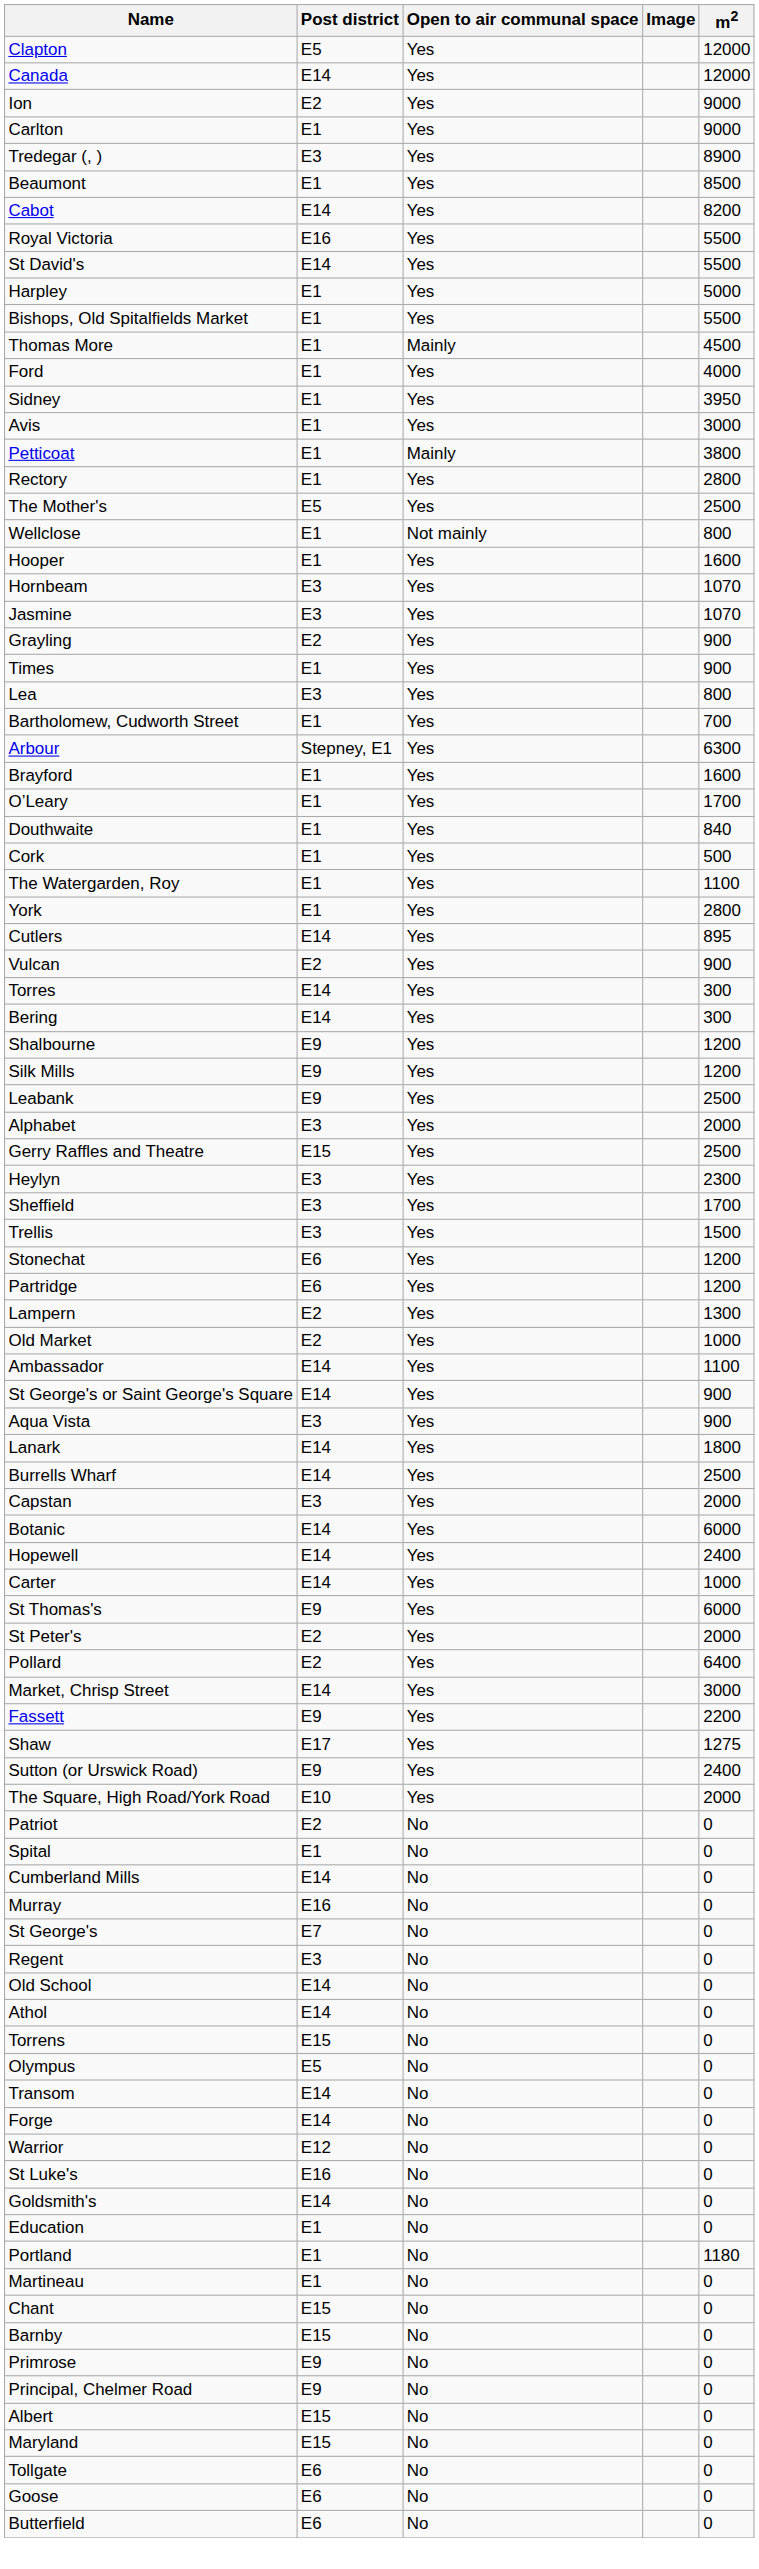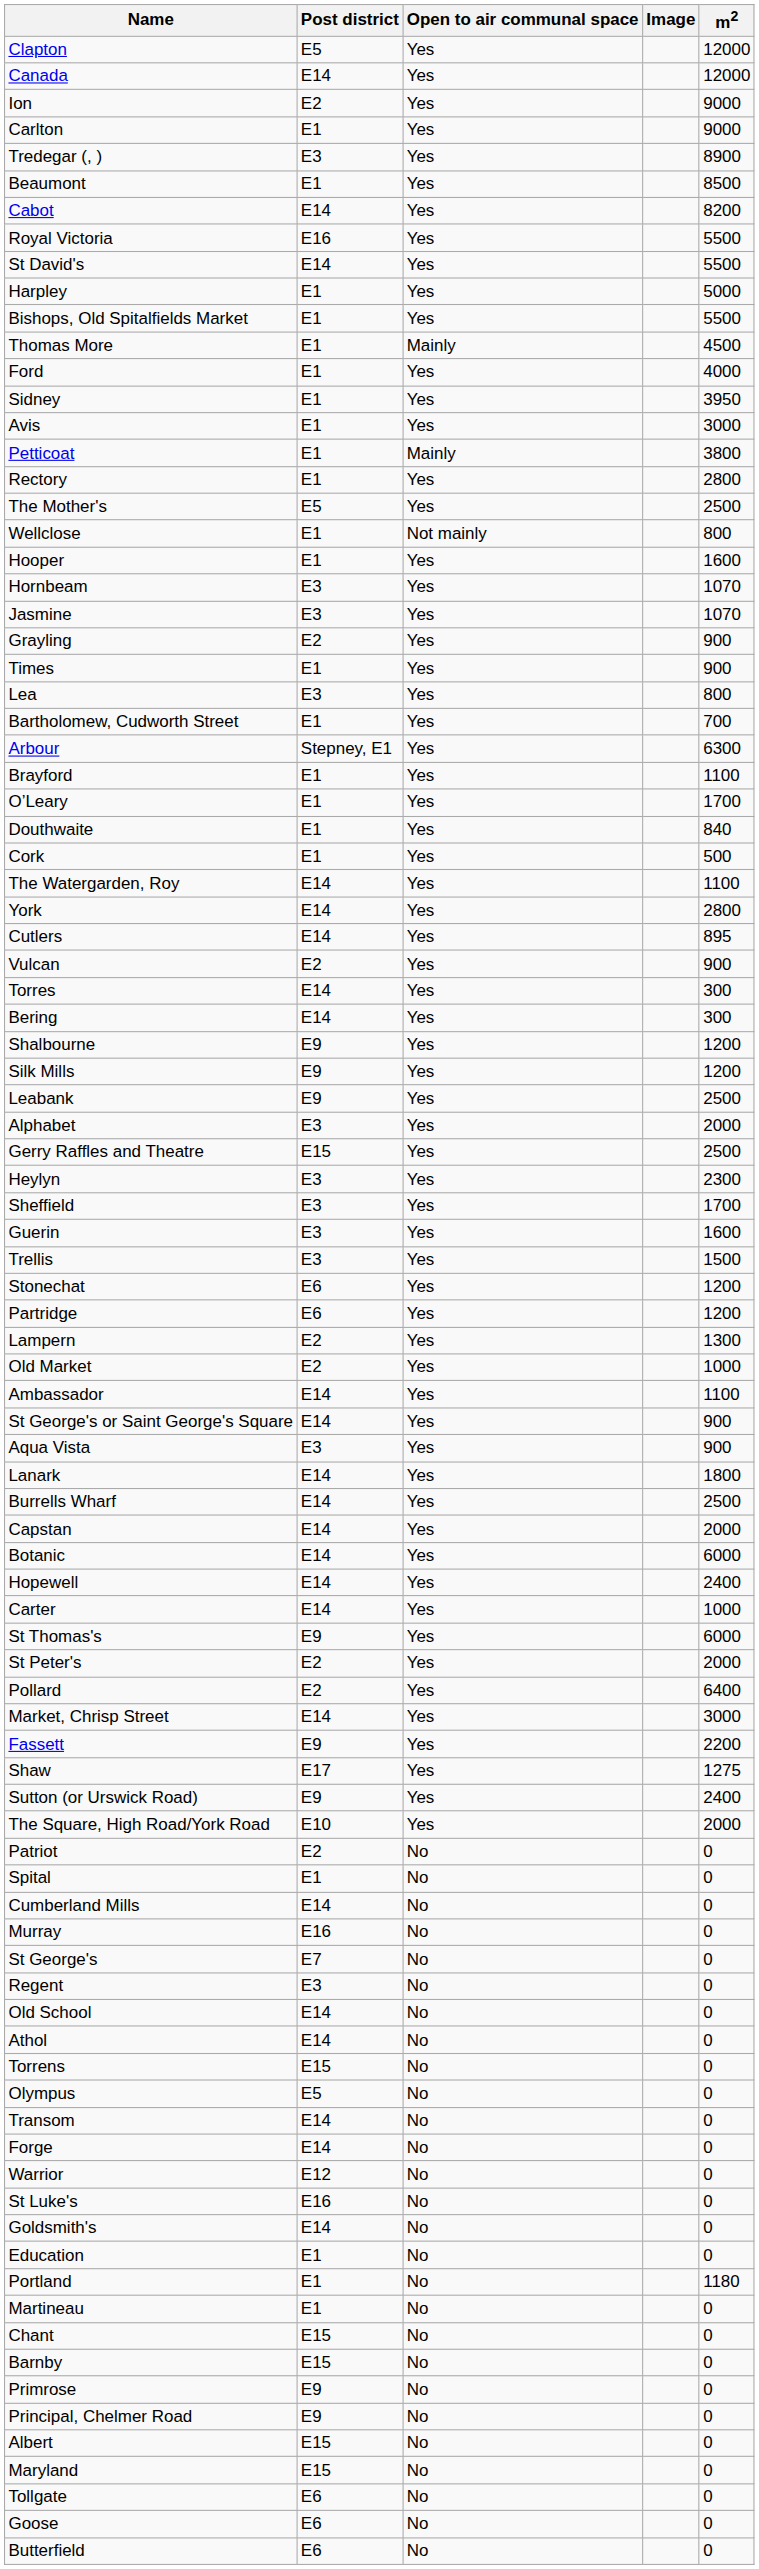(722, 775) 1600 -> (721, 775) 1100
(311, 883) E1 -> (316, 883) E14
(311, 910) E1 -> (316, 910) E14
+ row: (34, 1232)
(311, 1501) E3 -> (316, 1528) E14
